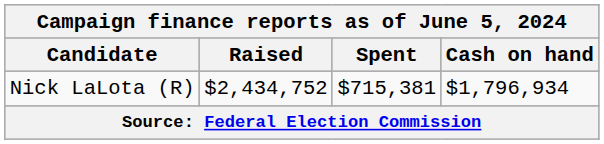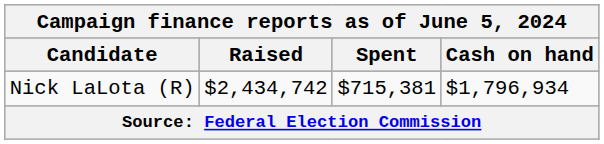(266, 88) $2,434,752 -> (266, 88) $2,434,742
